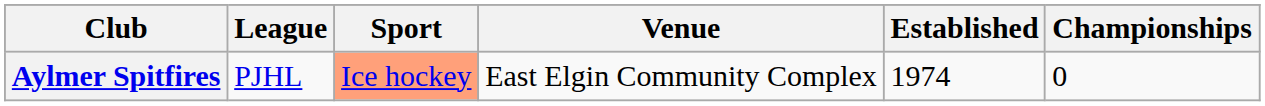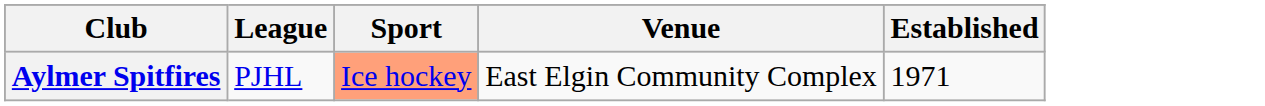- column: (1152, 28)
(920, 75) 1974 -> (920, 75) 1971
